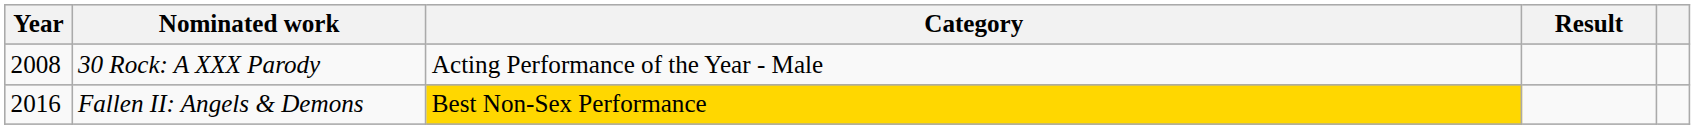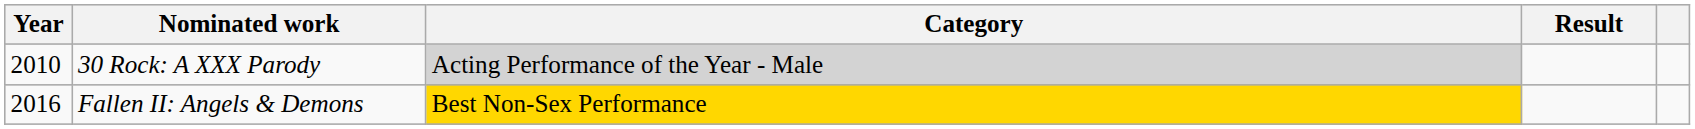(36, 64) 2008 -> (36, 64) 2010
(628, 64) no background -> (628, 64) lightgrey background
